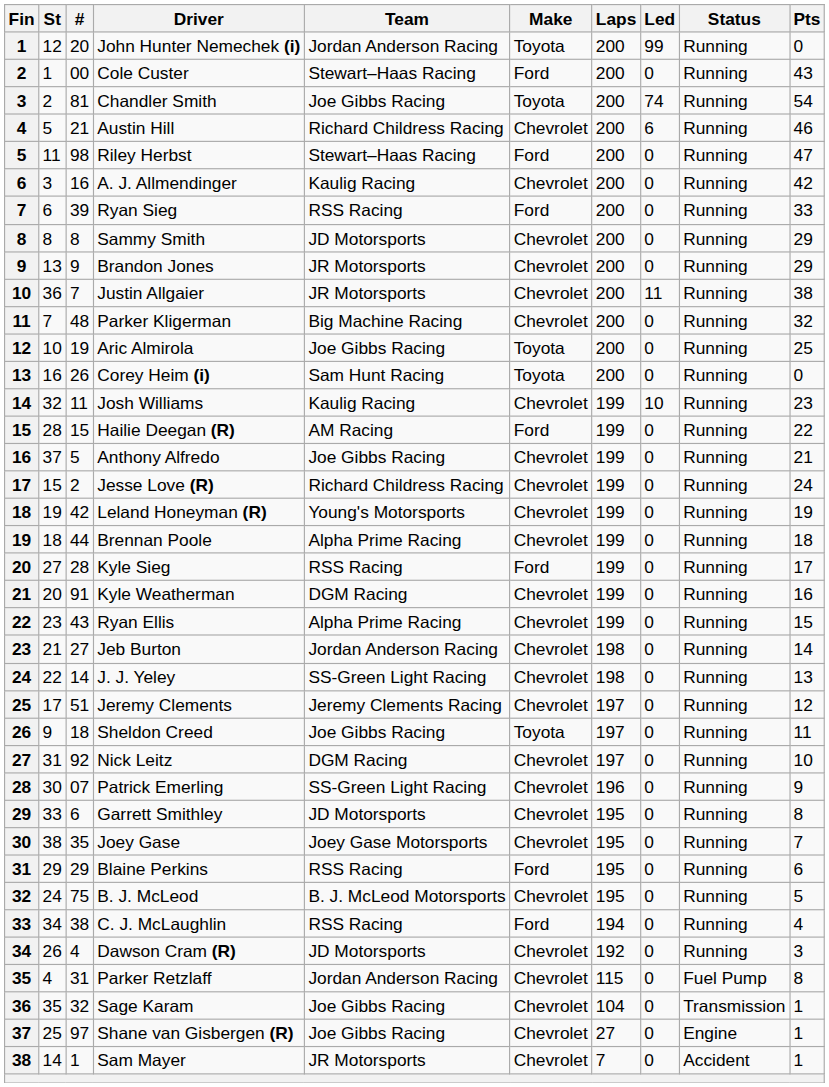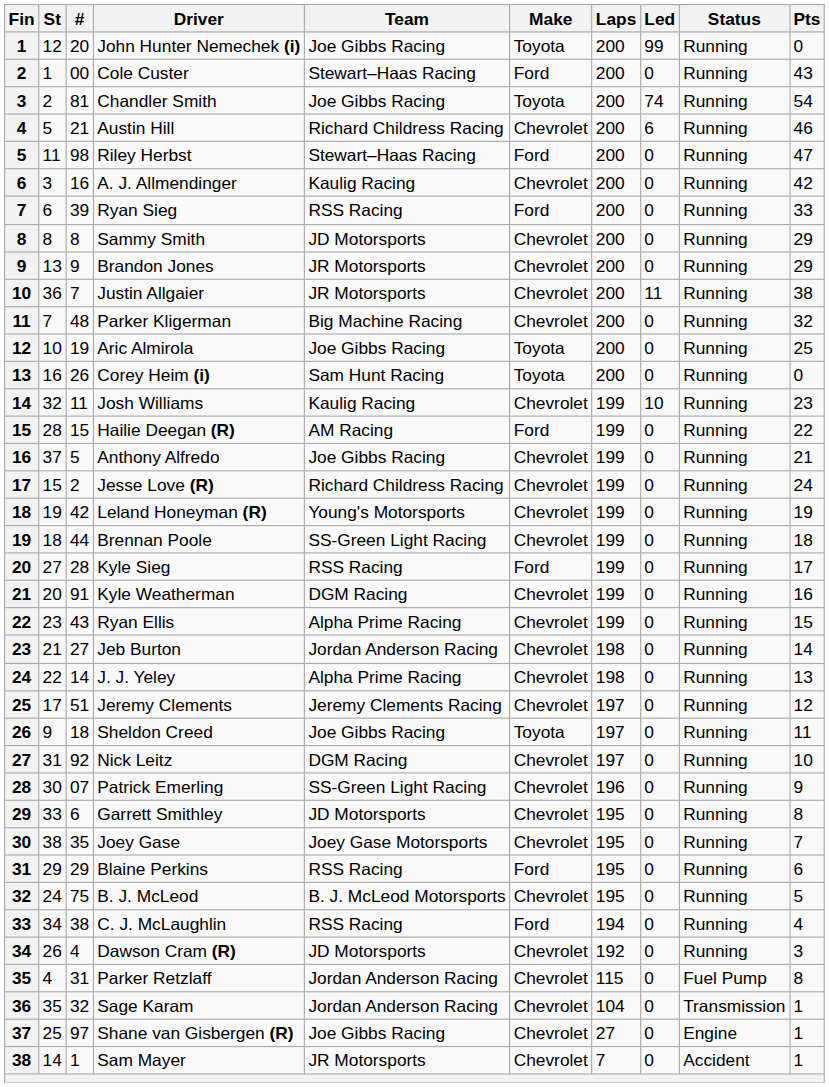(403, 46) Jordan Anderson Racing -> (377, 46) Joe Gibbs Racing
(385, 540) Alpha Prime Racing -> (397, 540) SS-Green Light Racing
(397, 677) SS-Green Light Racing -> (385, 677) Alpha Prime Racing
(377, 1006) Joe Gibbs Racing -> (403, 1006) Jordan Anderson Racing
